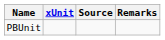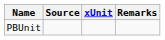columns swapped: (60, 12) <-> (96, 12)
